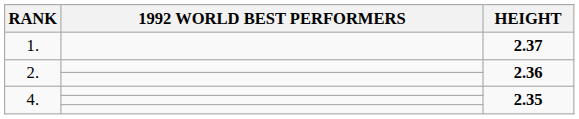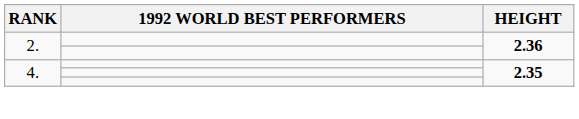- row: (33, 45)
